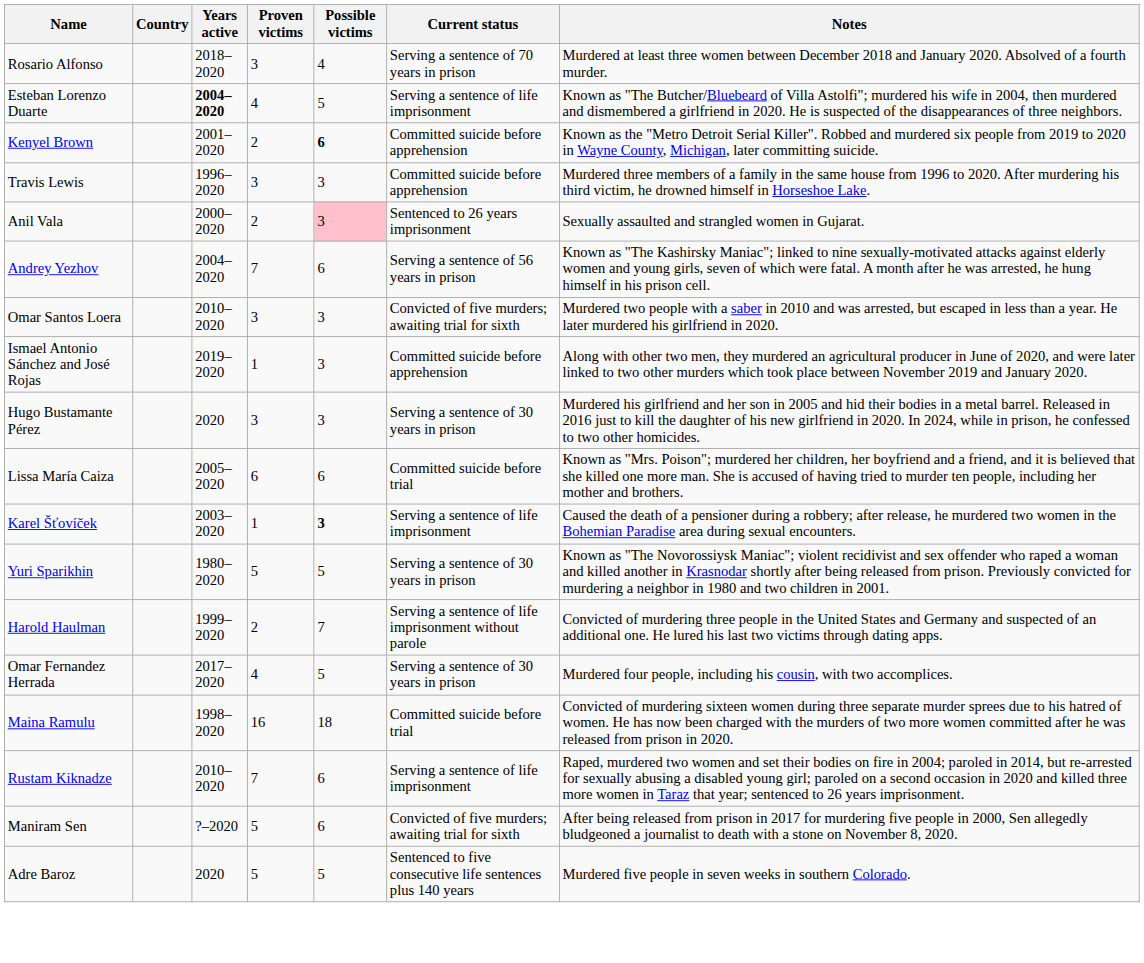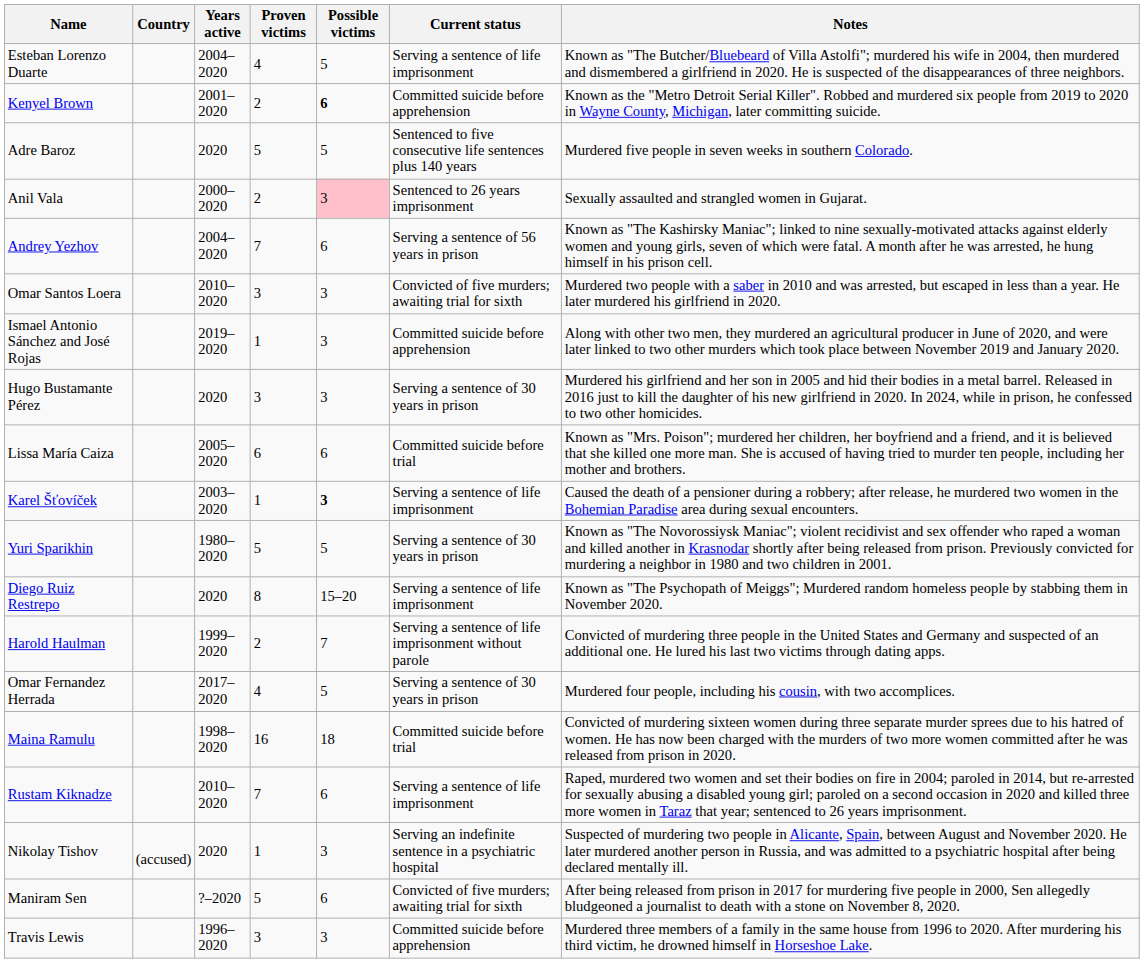- row: (55, 63)
(213, 103) bold -> (216, 63) normal
rows swapped: (46, 182) <-> (42, 873)
+ row: (41, 596)
+ row: (53, 850)
